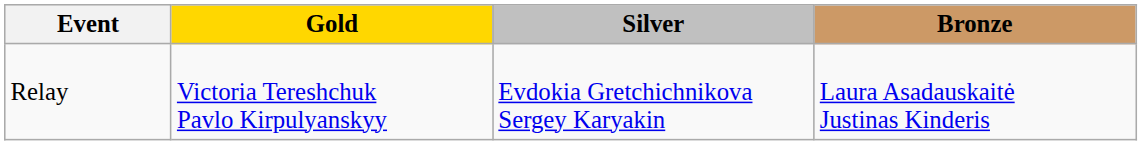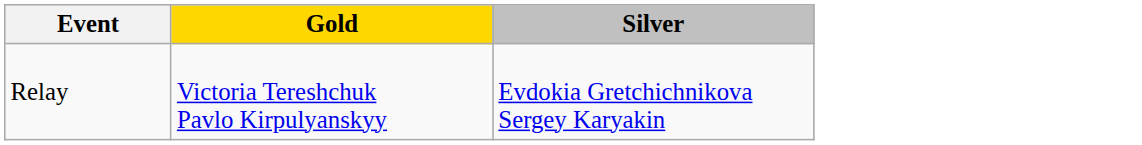- column: (975, 24)
